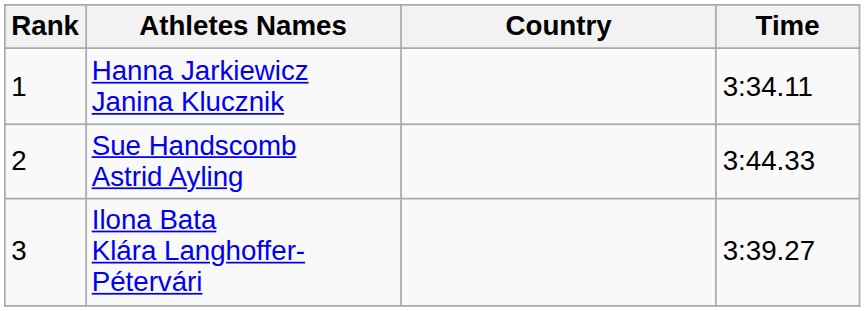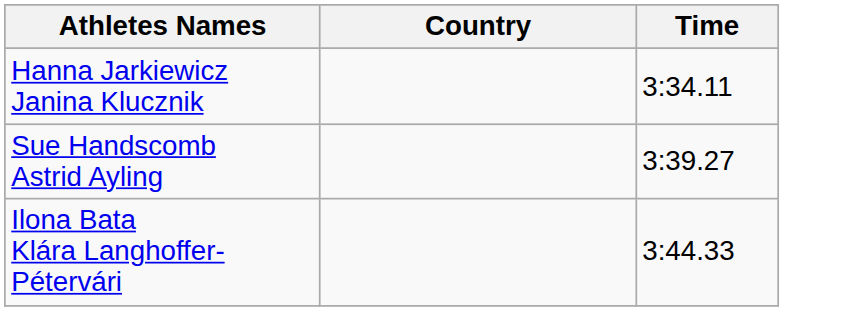- column: (45, 26)
(769, 160) 3:44.33 -> (688, 160) 3:39.27
(769, 251) 3:39.27 -> (688, 251) 3:44.33
